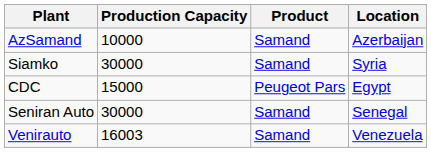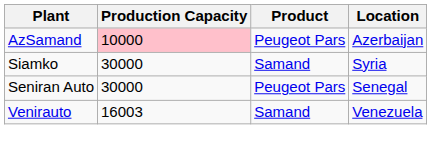(122, 40) no background -> (122, 40) pink background
(282, 40) Samand -> (300, 40) Peugeot Pars
- row: (24, 87)
(282, 111) Samand -> (300, 87) Peugeot Pars
